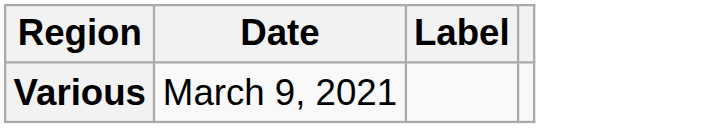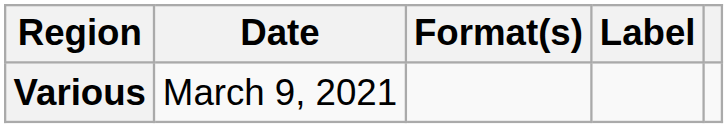+ column: (498, 33)
